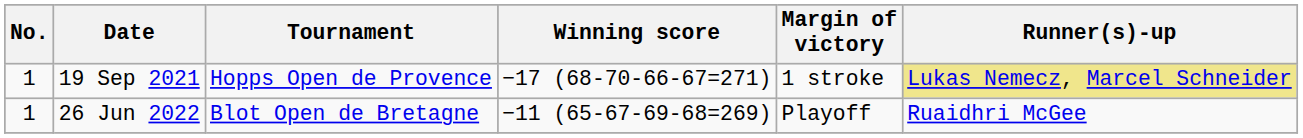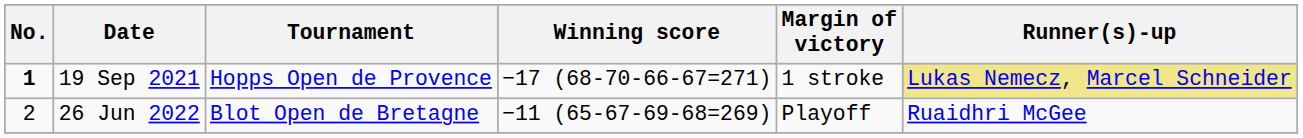(29, 81) normal -> (29, 81) bold
(29, 116) 1 -> (29, 116) 2
